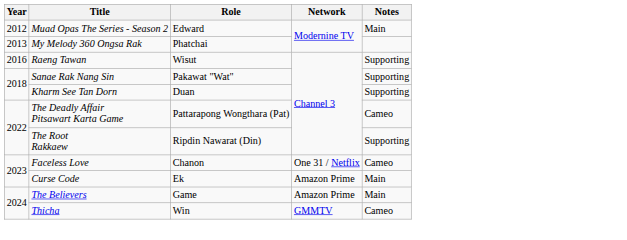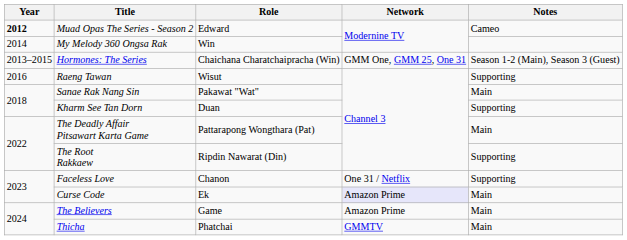(17, 28) normal -> (17, 28) bold
(375, 28) Main -> (485, 28) Cameo
(17, 44) 2013 -> (17, 44) 2014
(190, 44) Phatchai -> (206, 44) Win
+ row: (102, 60)
(387, 76) Supporting -> (481, 92) Main
(379, 114) Cameo -> (481, 130) Main
(379, 163) Cameo -> (493, 179) Supporting
(324, 179) no background -> (375, 195) lavender background
(181, 211) Win -> (215, 227) Phatchai
(379, 211) Cameo -> (481, 227) Main
